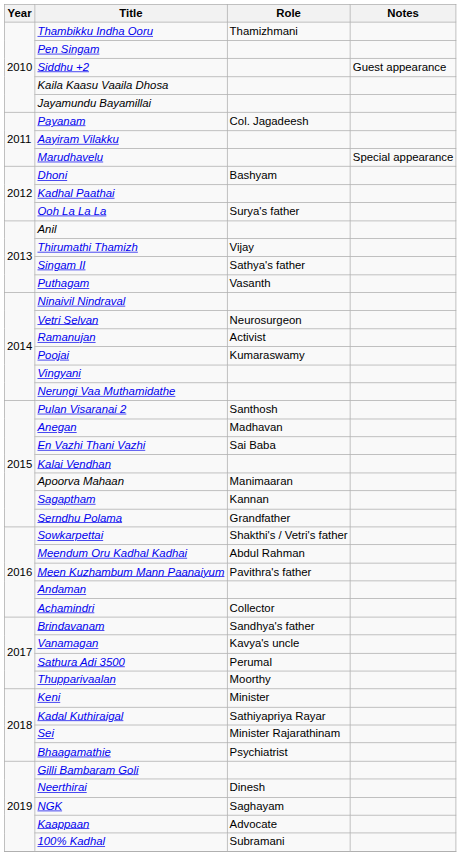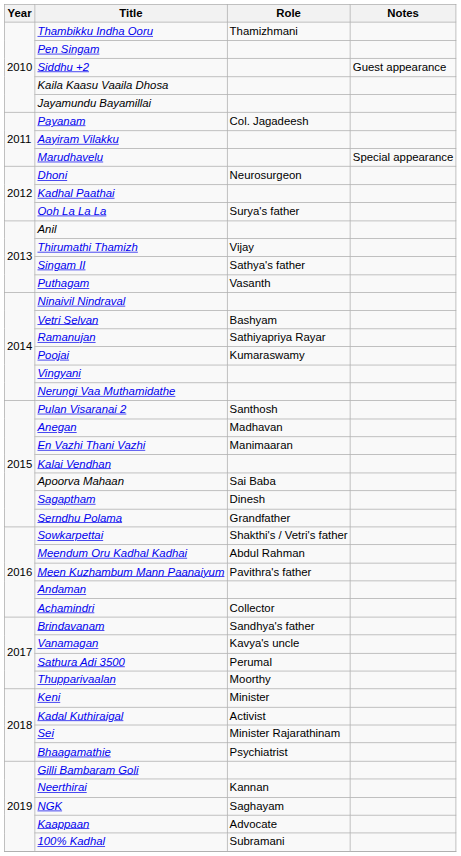(253, 175) Bashyam -> (266, 175) Neurosurgeon
(266, 319) Neurosurgeon -> (253, 319) Bashyam
(248, 337) Activist -> (278, 337) Sathiyapriya Rayar
(253, 445) Sai Baba -> (261, 445) Manimaaran
(261, 481) Manimaaran -> (253, 481) Sai Baba
(249, 499) Kannan -> (247, 499) Dinesh
(278, 716) Sathiyapriya Rayar -> (248, 716) Activist
(247, 788) Dinesh -> (249, 788) Kannan
